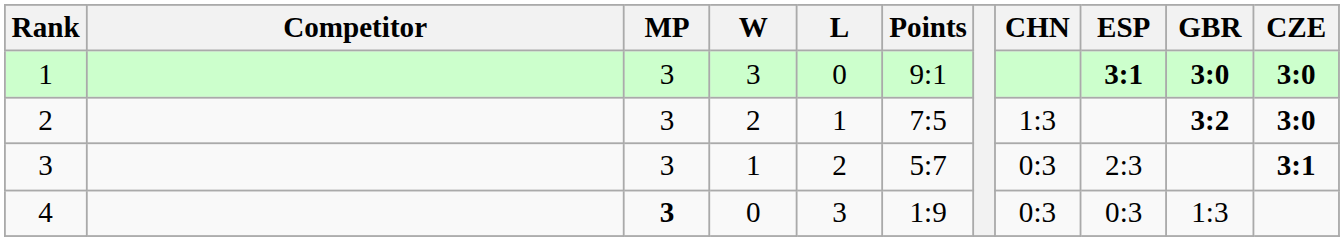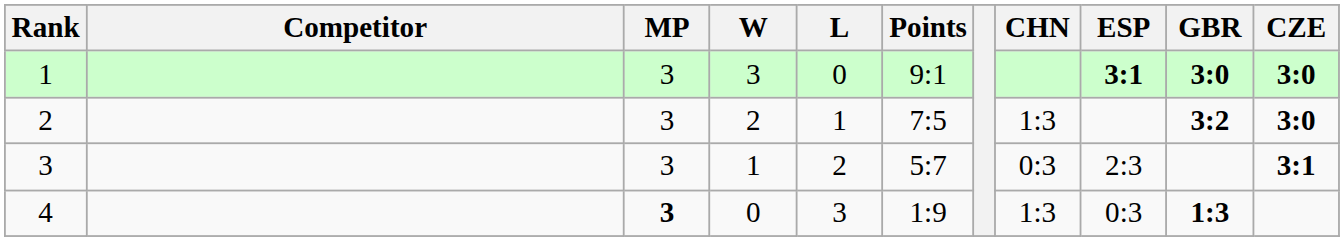(1037, 212) 0:3 -> (1037, 212) 1:3
(1210, 212) normal -> (1210, 212) bold
